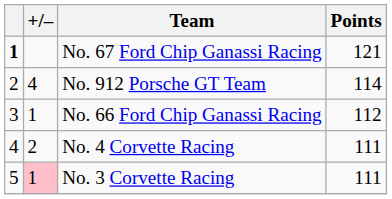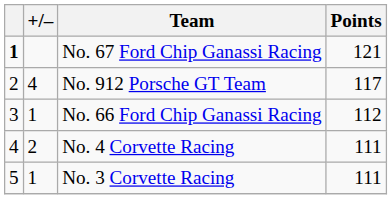(368, 83) 114 -> (368, 83) 117
(32, 178) pink background -> (32, 178) no background
